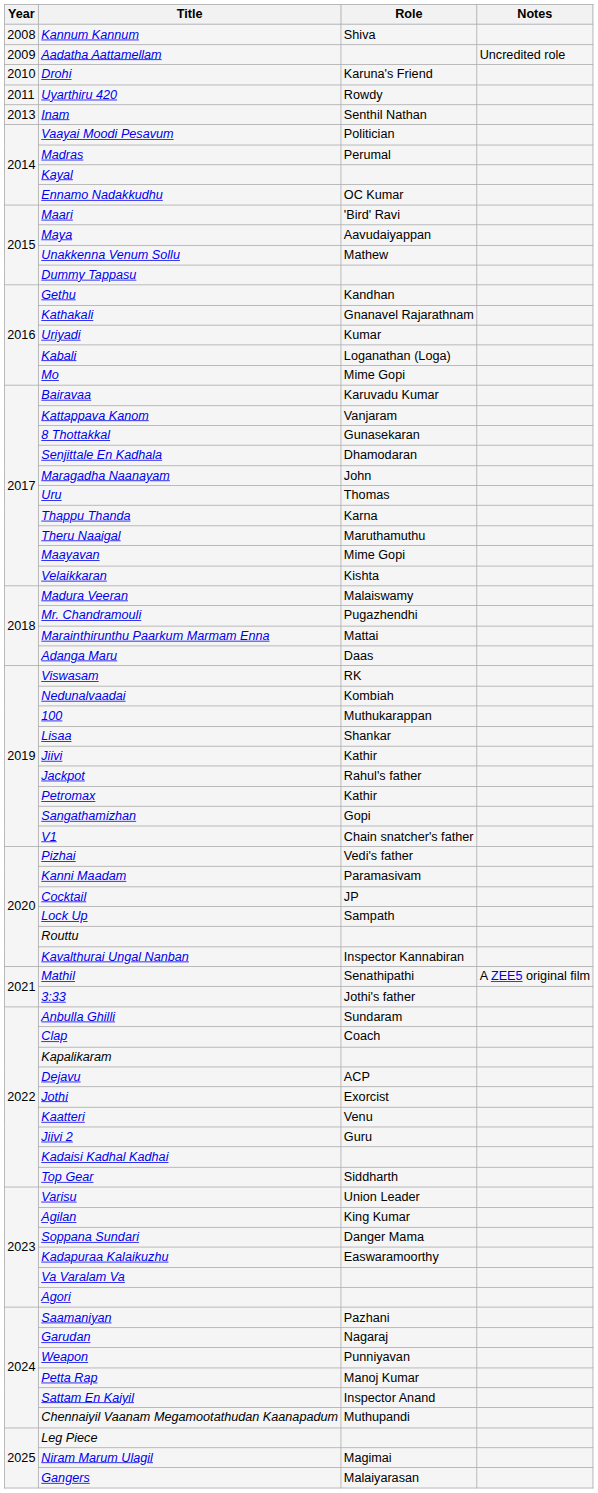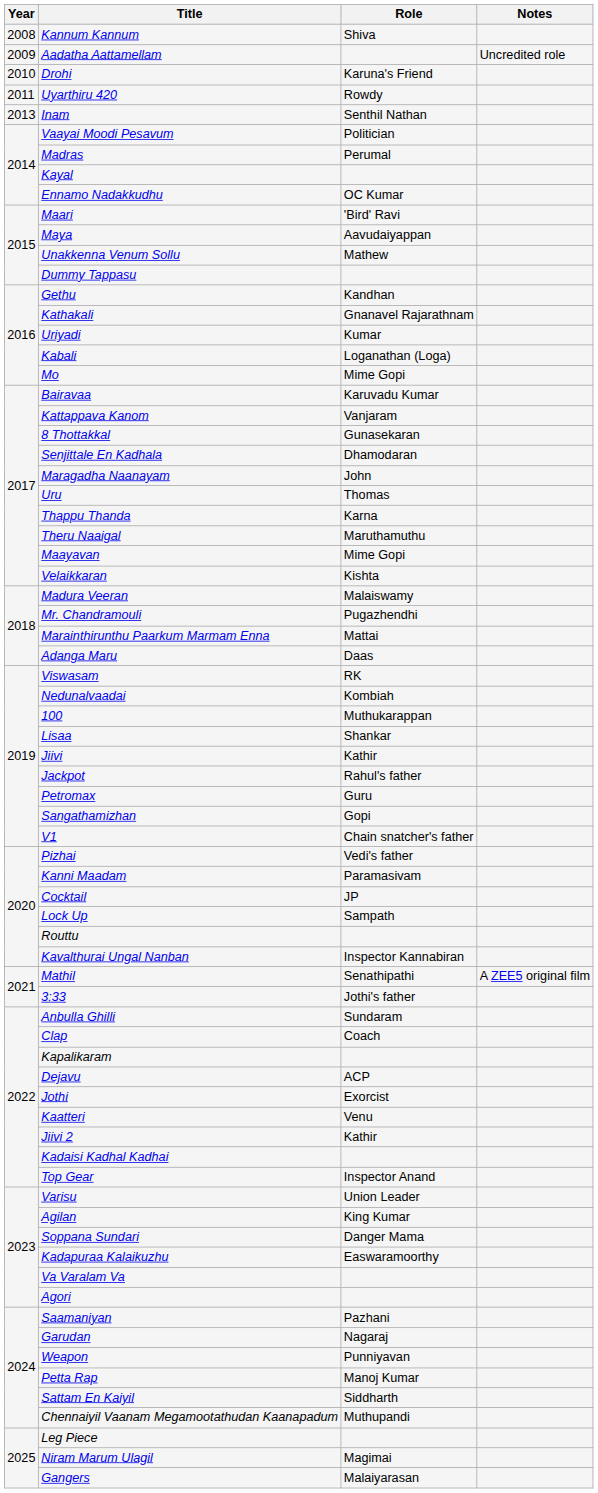(360, 796) Kathir -> (358, 796) Guru
(358, 1137) Guru -> (360, 1137) Kathir
(371, 1177) Siddharth -> (390, 1177) Inspector Anand
(390, 1397) Inspector Anand -> (371, 1397) Siddharth
